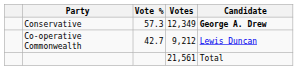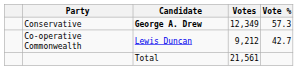columns swapped: (245, 11) <-> (149, 11)
